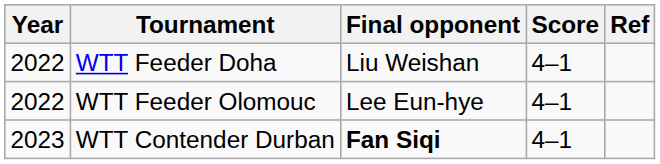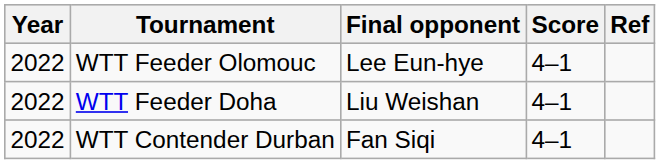rows swapped: (176, 63) <-> (196, 101)
(37, 140) 2023 -> (37, 140) 2022
(393, 140) bold -> (391, 140) normal
